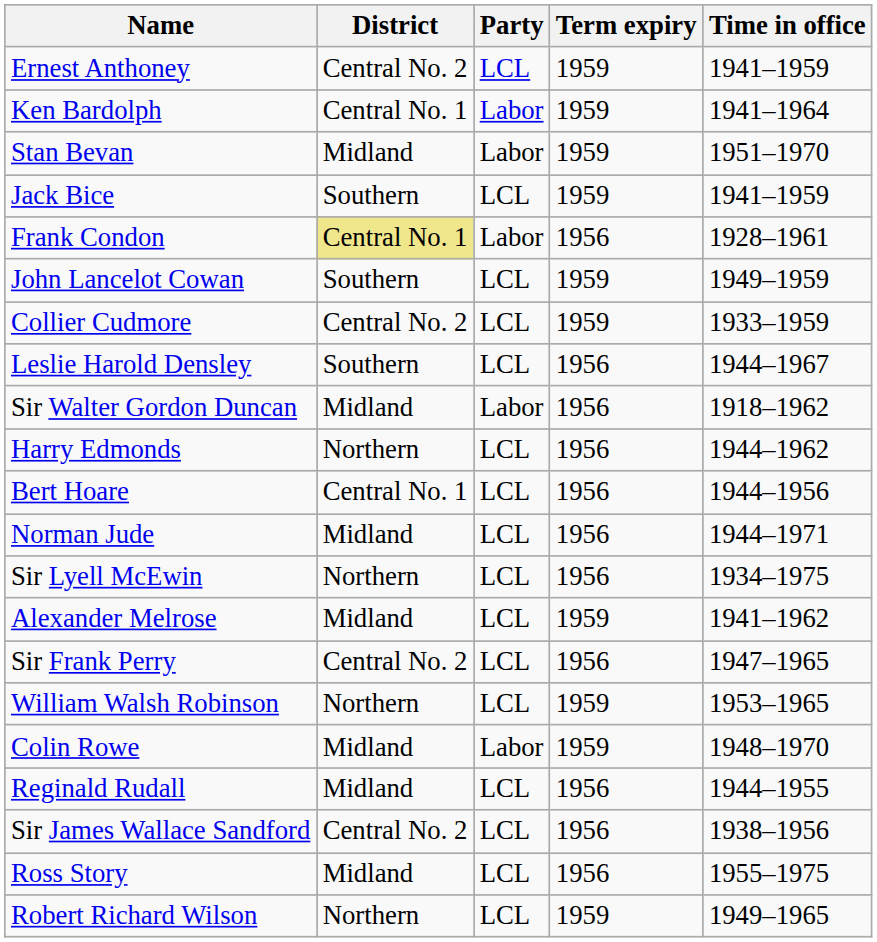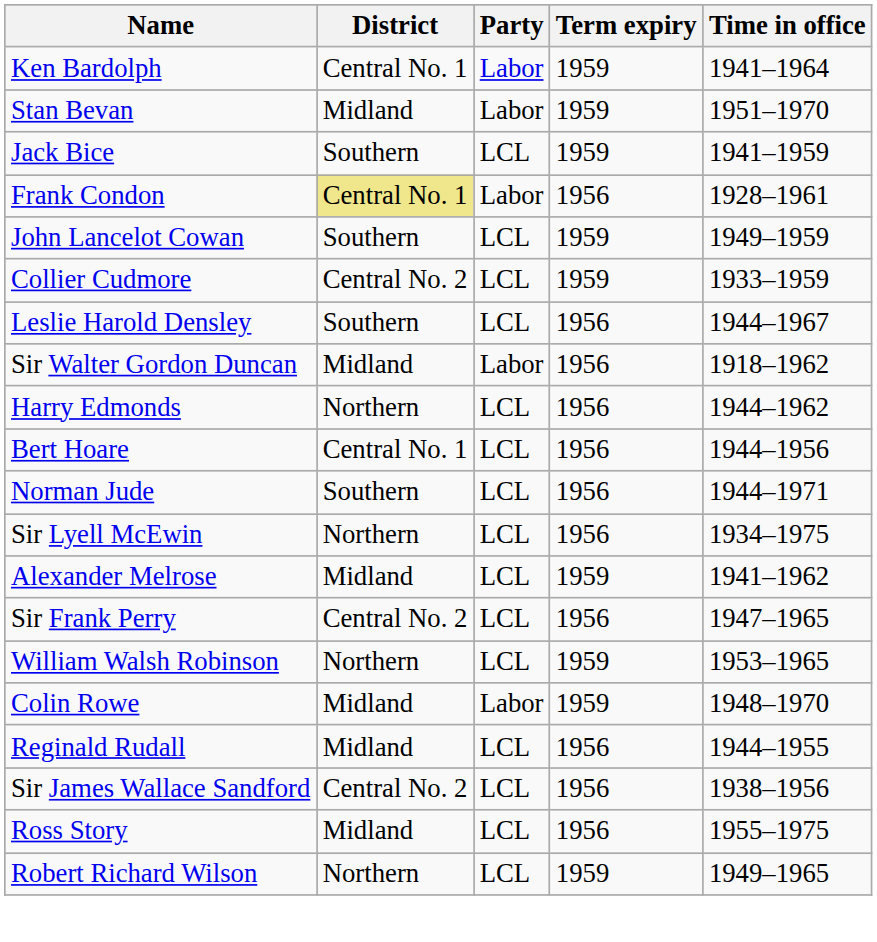- row: (100, 68)
(368, 534) Midland -> (371, 491) Southern
